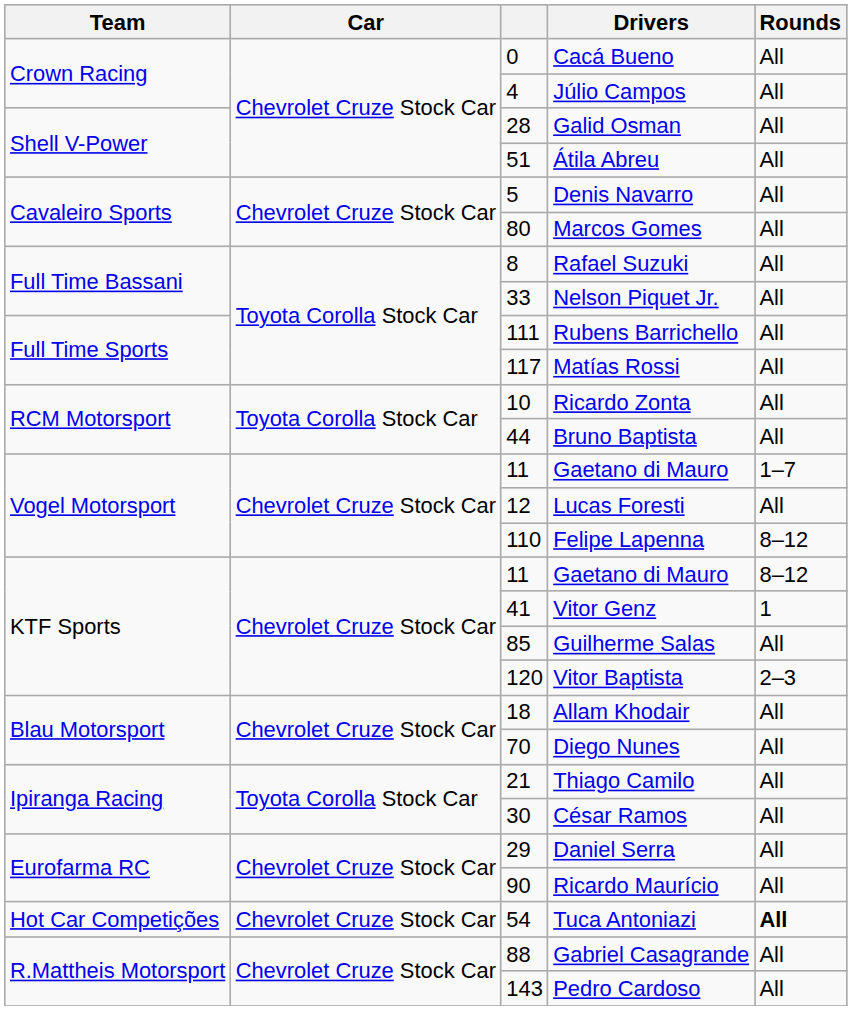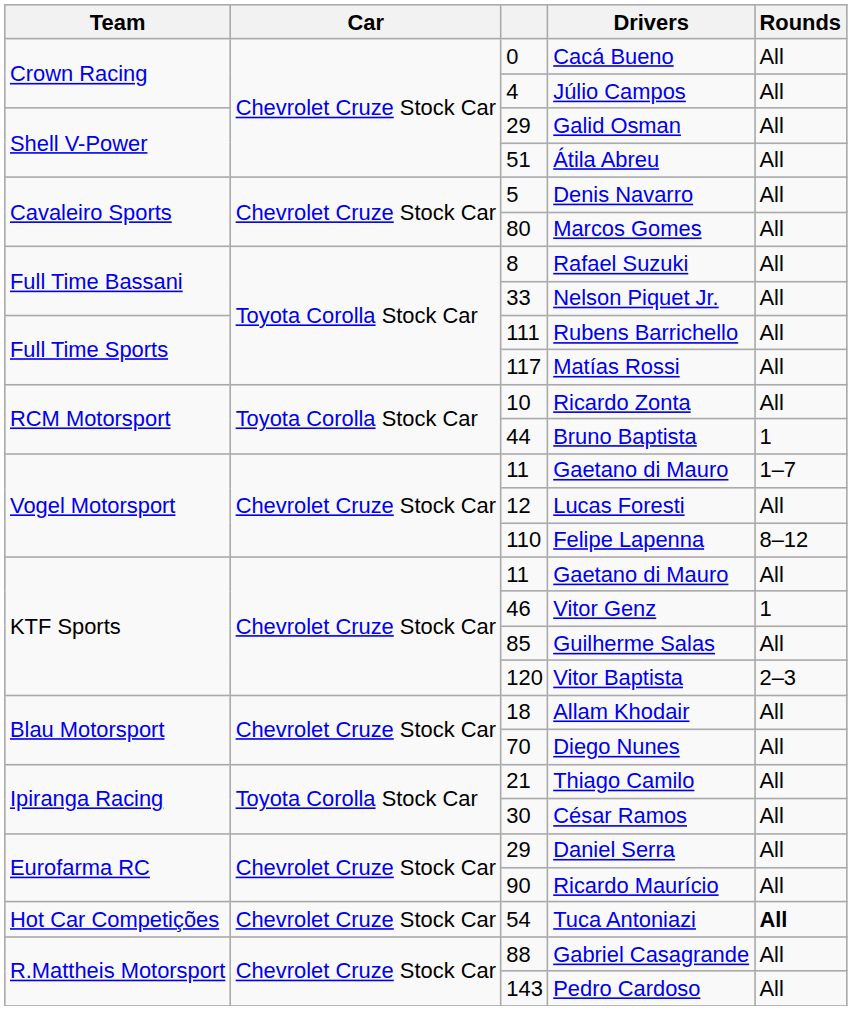(518, 125) 28 -> (518, 125) 29
(772, 436) All -> (766, 436) 1
(784, 574) 8–12 -> (772, 574) All
(518, 608) 41 -> (518, 608) 46
